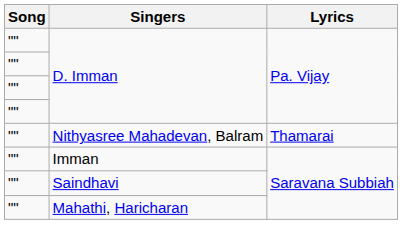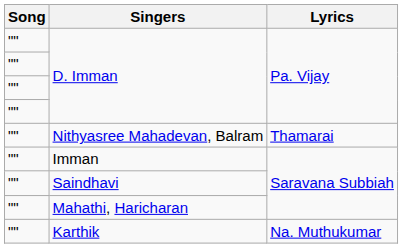+ row: (76, 231)
